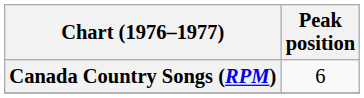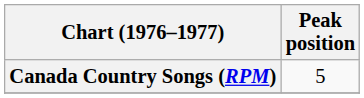(320, 76) 6 -> (320, 76) 5
